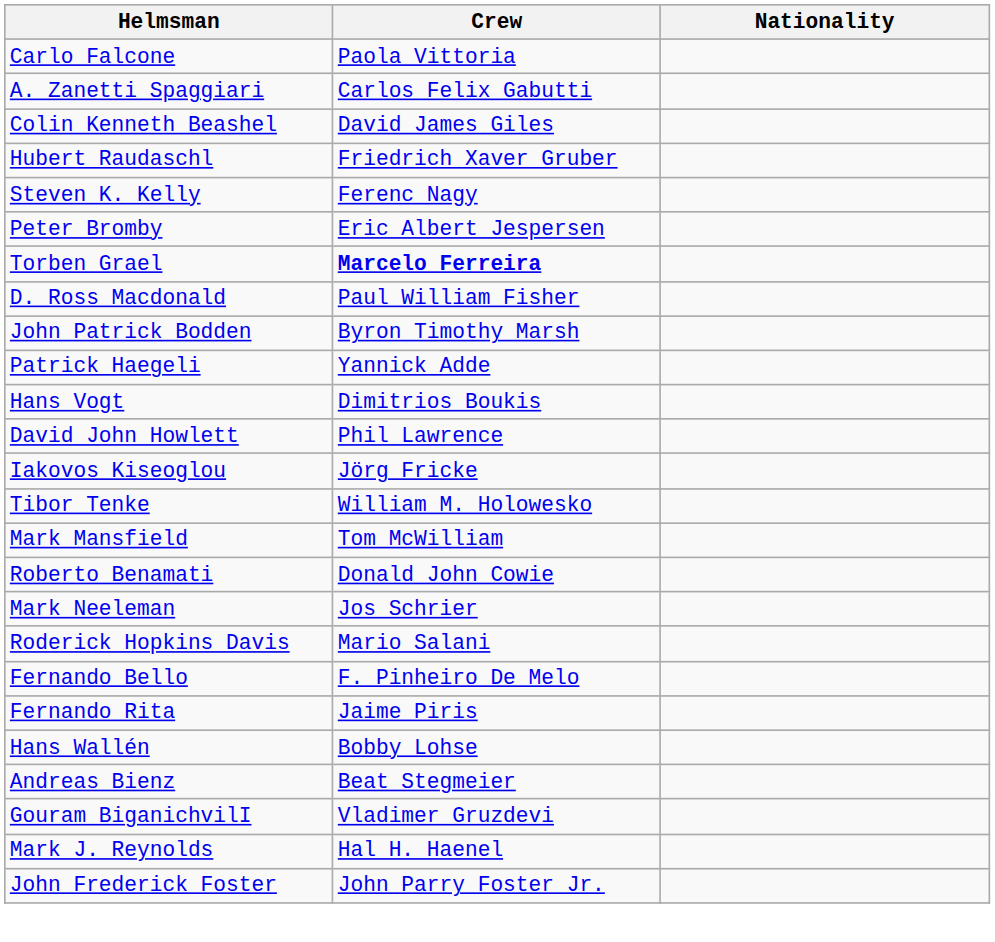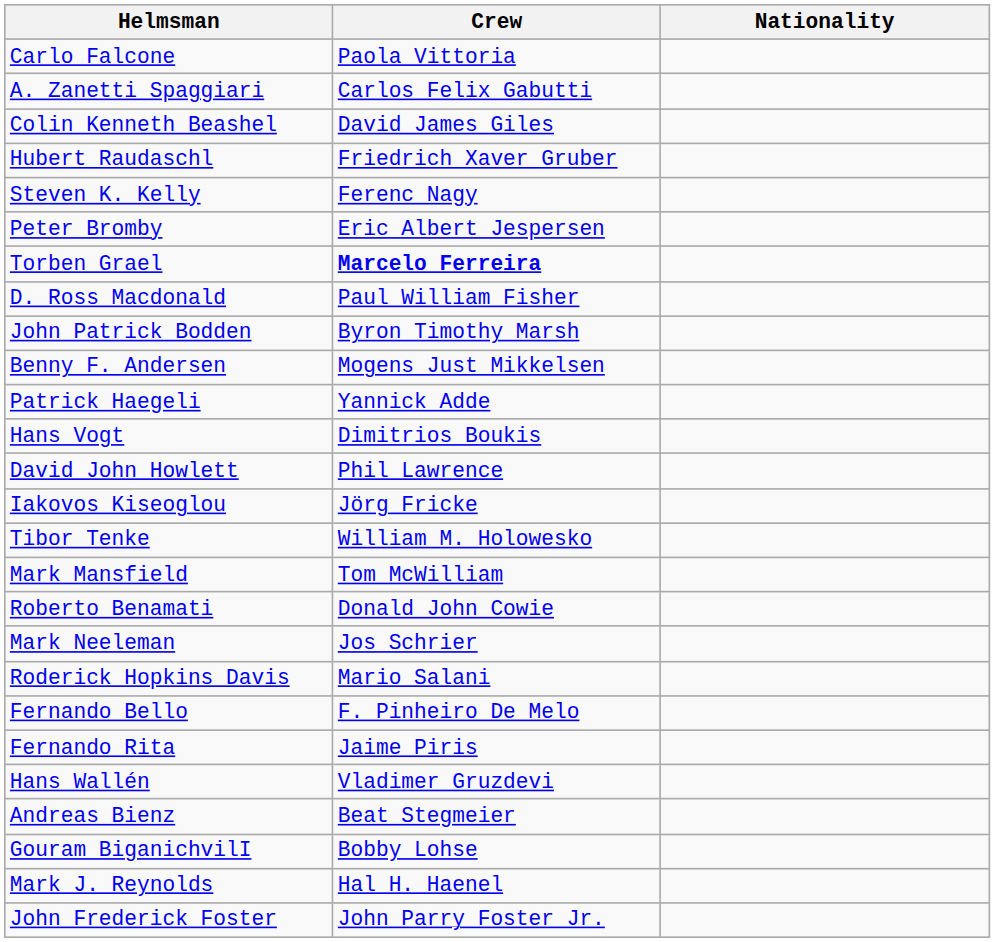+ row: (118, 367)
(408, 747) Bobby Lohse -> (446, 782) Vladimer Gruzdevi
(446, 816) Vladimer Gruzdevi -> (408, 851) Bobby Lohse
